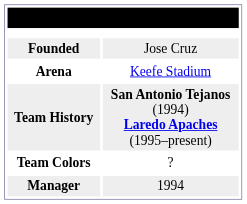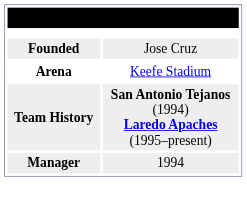- row: (54, 163)
